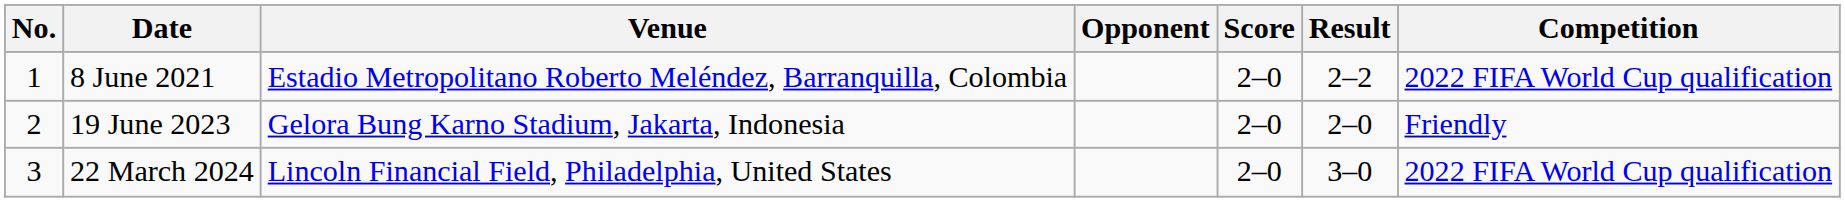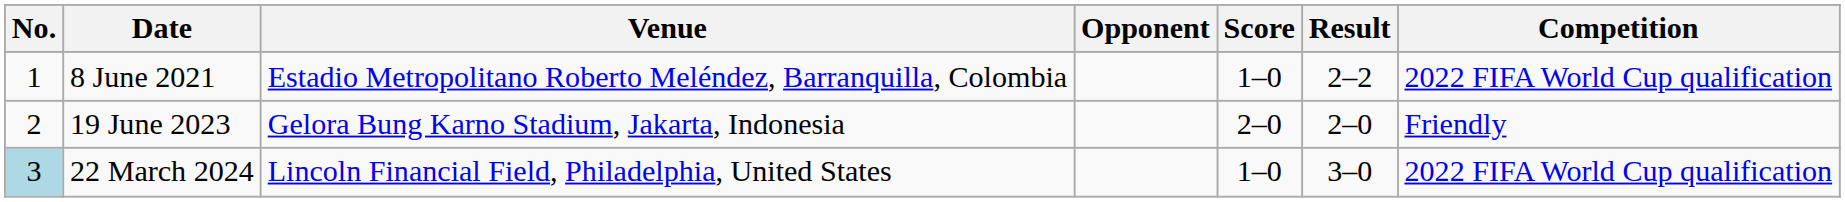(1259, 76) 2–0 -> (1259, 76) 1–0
(34, 171) no background -> (34, 171) lightblue background
(1259, 171) 2–0 -> (1259, 171) 1–0
